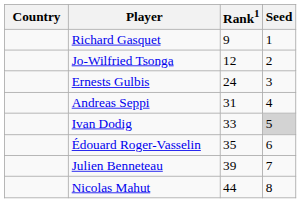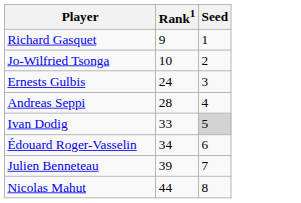- column: (37, 16)
(230, 60) 12 -> (165, 60) 10
(230, 102) 31 -> (165, 102) 28
(230, 144) 35 -> (165, 144) 34
